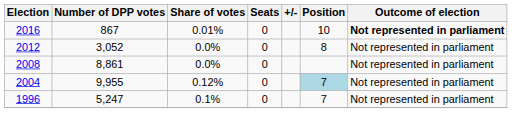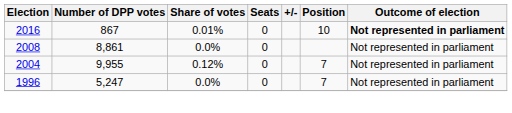- row: (28, 47)
(324, 82) lightblue background -> (324, 64) no background
(208, 99) 0.1% -> (208, 82) 0.0%
